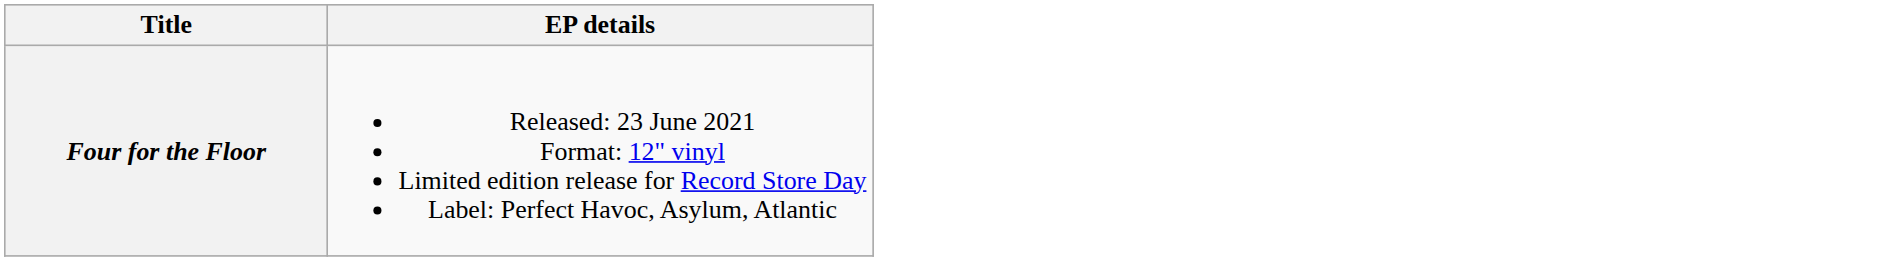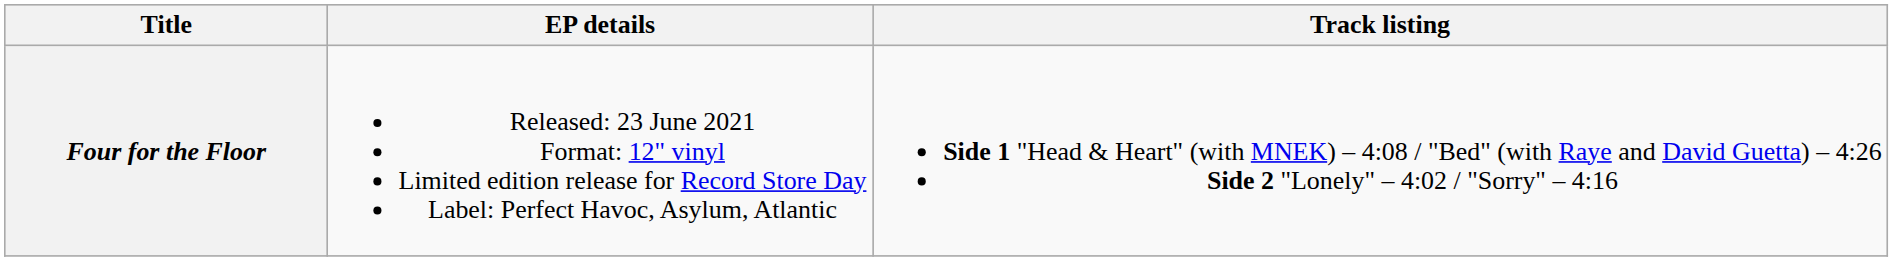+ column: (1380, 25)
